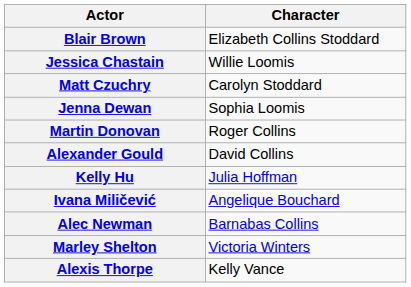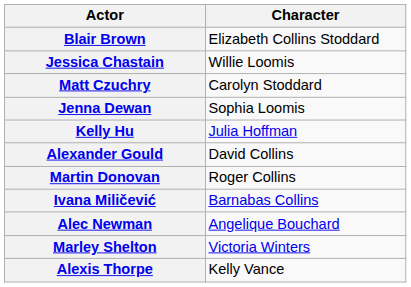rows swapped: (105, 131) <-> (105, 177)
(274, 200) Angelique Bouchard -> (263, 200) Barnabas Collins
(263, 223) Barnabas Collins -> (274, 223) Angelique Bouchard
